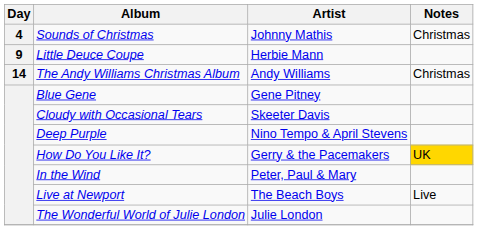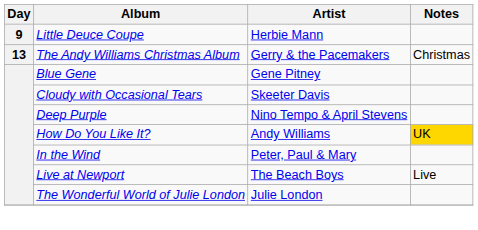- row: (95, 34)
(19, 74) 14 -> (19, 54) 13
(291, 74) Andy Williams -> (320, 54) Gerry & the Pacemakers
(320, 154) Gerry & the Pacemakers -> (291, 134) Andy Williams
